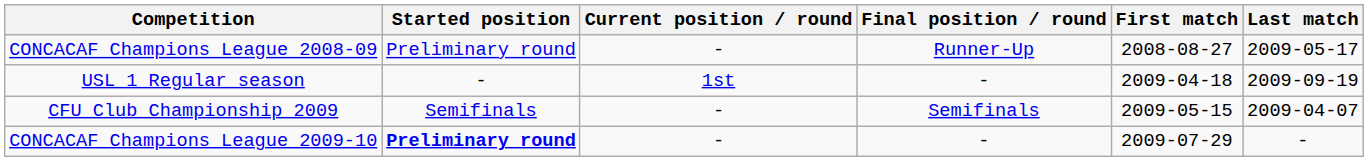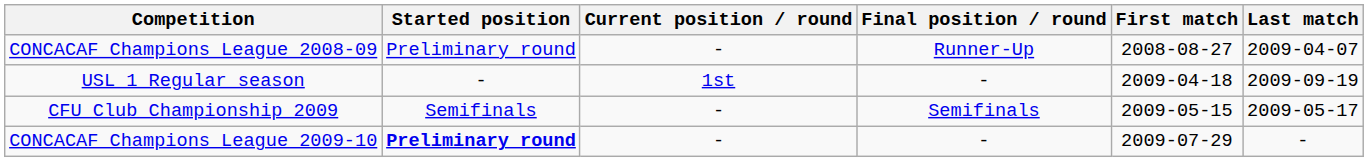(1303, 50) 2009-05-17 -> (1303, 50) 2009-04-07
(1303, 111) 2009-04-07 -> (1303, 111) 2009-05-17
